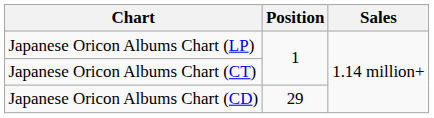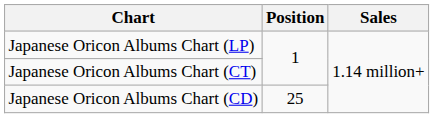(295, 98) 29 -> (295, 98) 25
